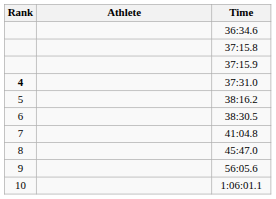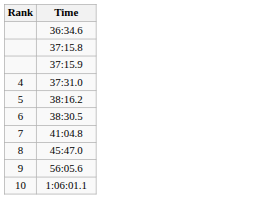- column: (124, 13)
(20, 82) bold -> (20, 82) normal
